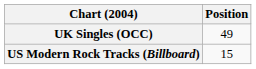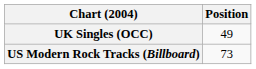(227, 53) 15 -> (227, 53) 73
